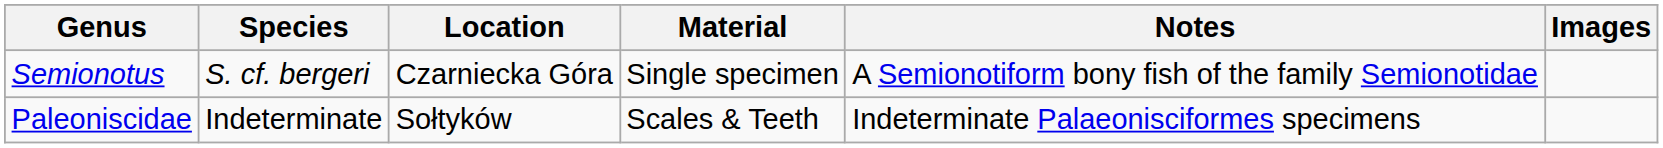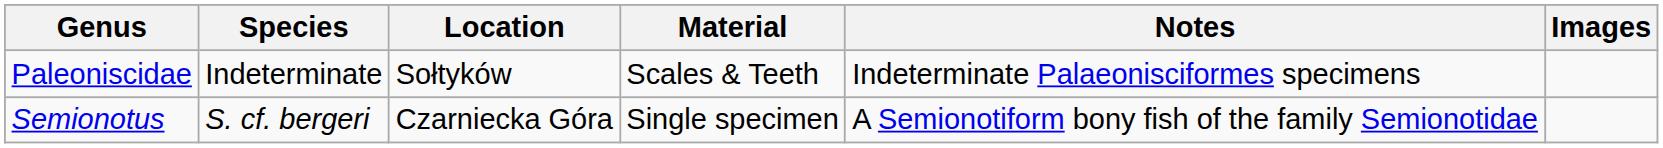rows swapped: (88, 73) <-> (102, 119)
